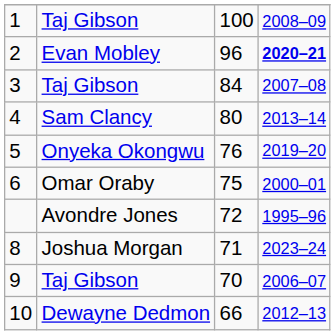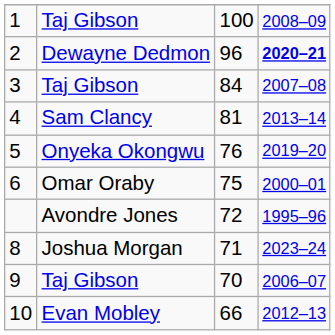(101, 53) Evan Mobley -> (126, 53) Dewayne Dedmon
(231, 118) 80 -> (231, 118) 81
(126, 313) Dewayne Dedmon -> (101, 313) Evan Mobley
